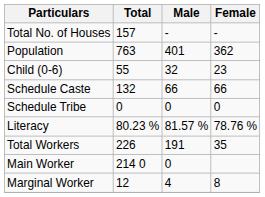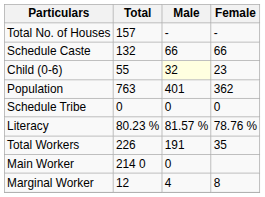rows swapped: (35, 51) <-> (49, 88)
(171, 70) no background -> (171, 70) lightyellow background
